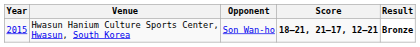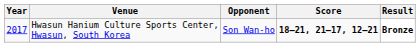(17, 31) 2015 -> (17, 31) 2017
